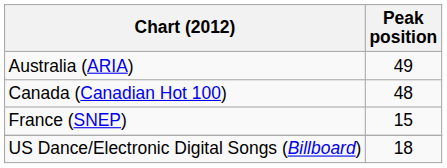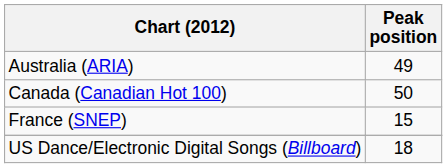(403, 93) 48 -> (403, 93) 50
